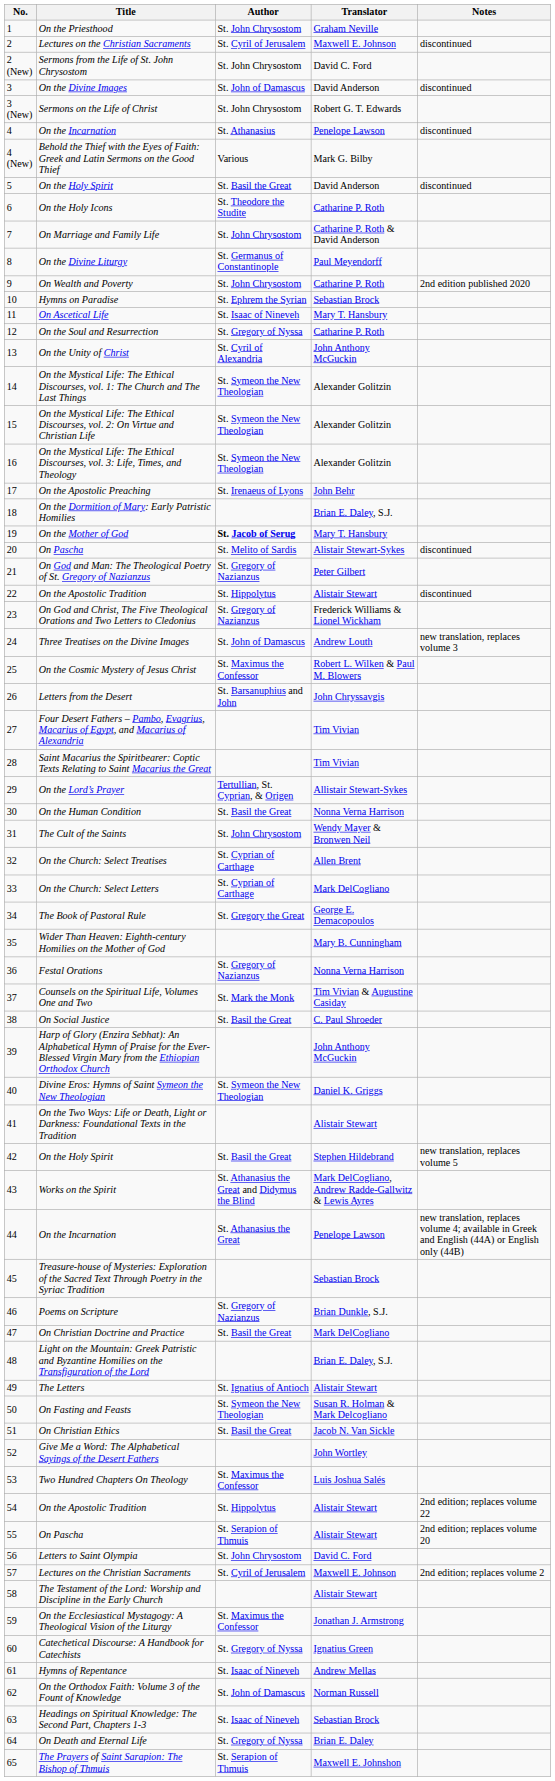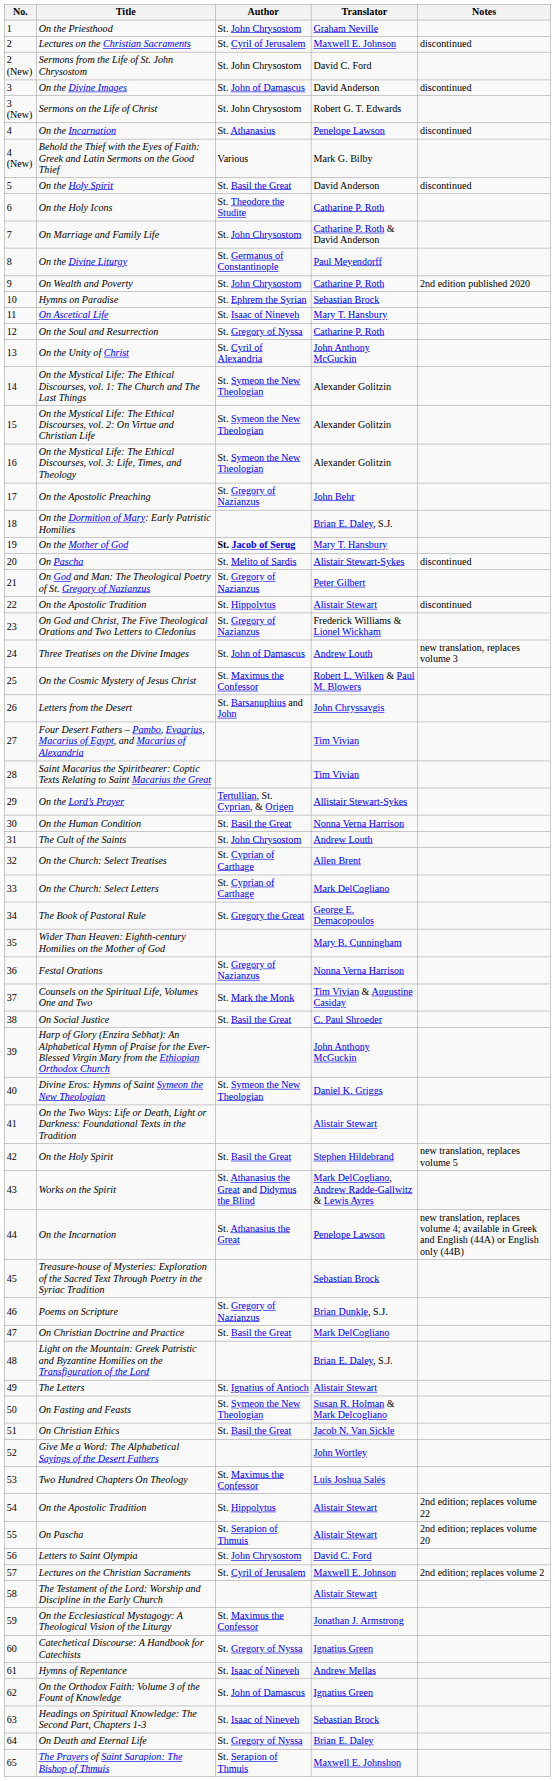(260, 490) St. Irenaeus of Lyons -> (246, 496) St. Gregory of Nazianzus
(347, 833) Wendy Mayer & Bronwen Neil -> (343, 839) Andrew Louth
(346, 1692) Norman Russell -> (343, 1692) Ignatius Green
